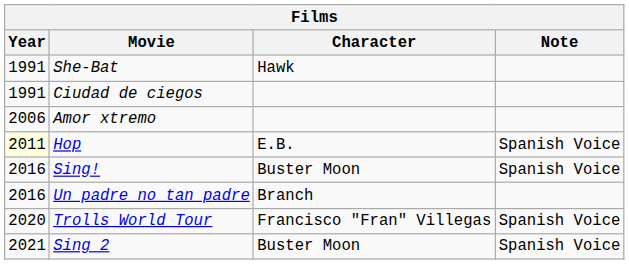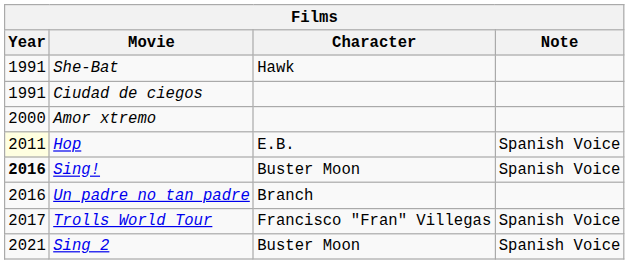(27, 119) 2006 -> (27, 119) 2000
(27, 170) normal -> (27, 170) bold
(27, 221) 2020 -> (27, 221) 2017
